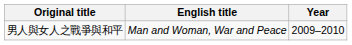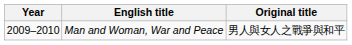columns swapped: (318, 12) <-> (65, 12)
